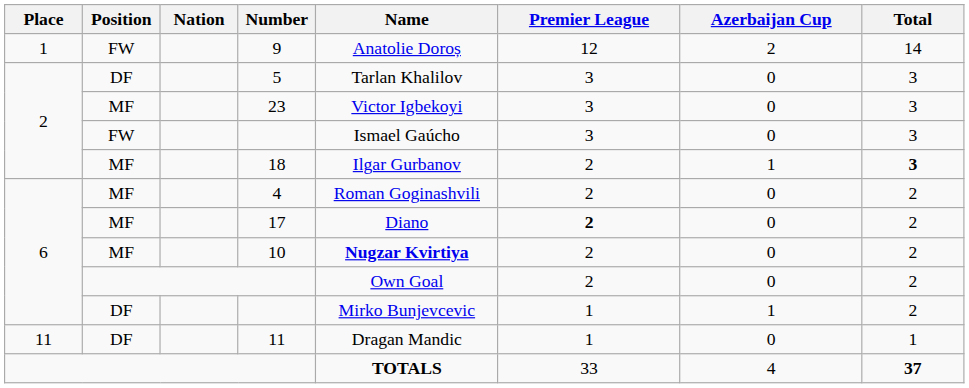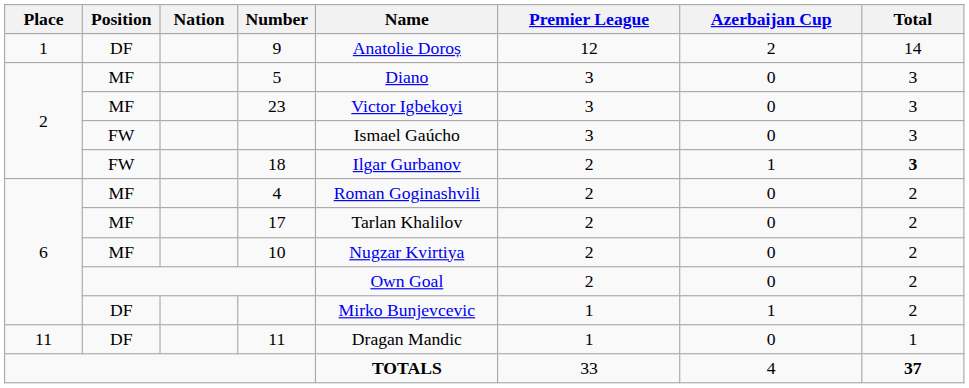(121, 48) FW -> (121, 48) DF
(121, 77) DF -> (121, 77) MF
(407, 77) Tarlan Khalilov -> (407, 77) Diano
(121, 164) MF -> (121, 164) FW
(407, 222) Diano -> (407, 222) Tarlan Khalilov
(589, 222) bold -> (589, 222) normal
(407, 251) bold -> (407, 251) normal
